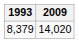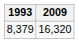(55, 30) 14,020 -> (55, 30) 16,320
